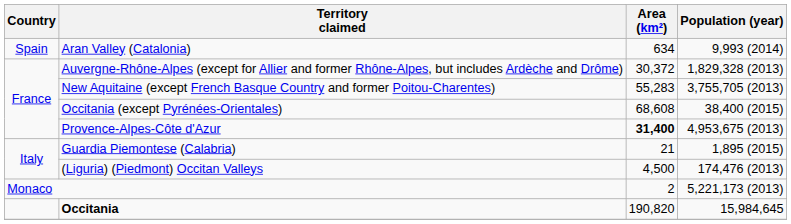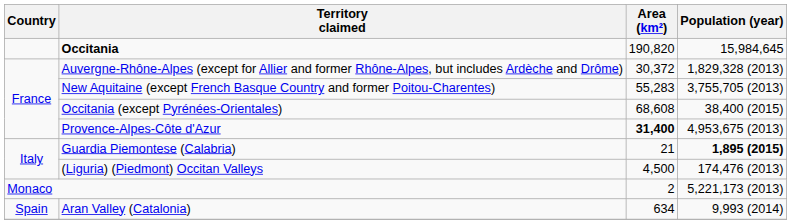rows swapped: (126, 48) <-> (90, 209)
(748, 149) normal -> (748, 149) bold
